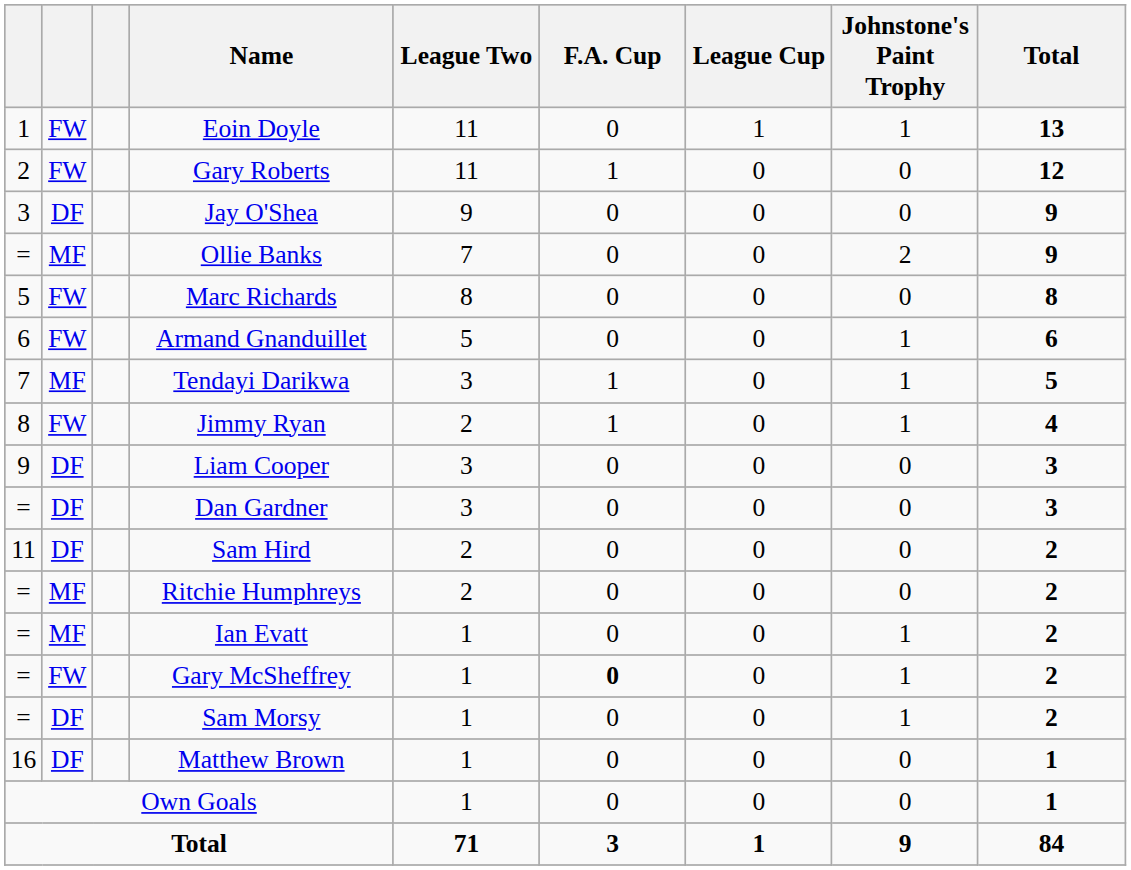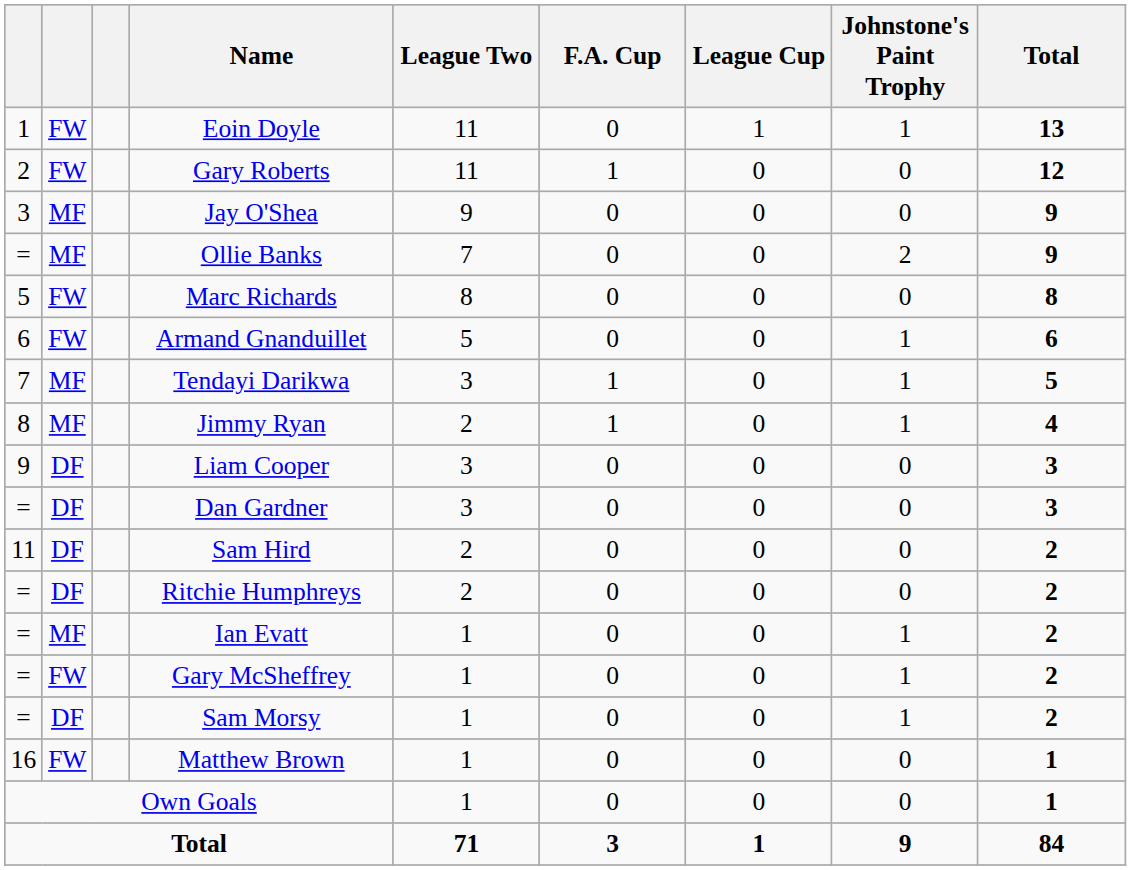(67, 212) DF -> (67, 212) MF
(67, 423) FW -> (67, 423) MF
(67, 591) MF -> (67, 591) DF
(613, 675) bold -> (613, 675) normal
(67, 759) DF -> (67, 759) FW
